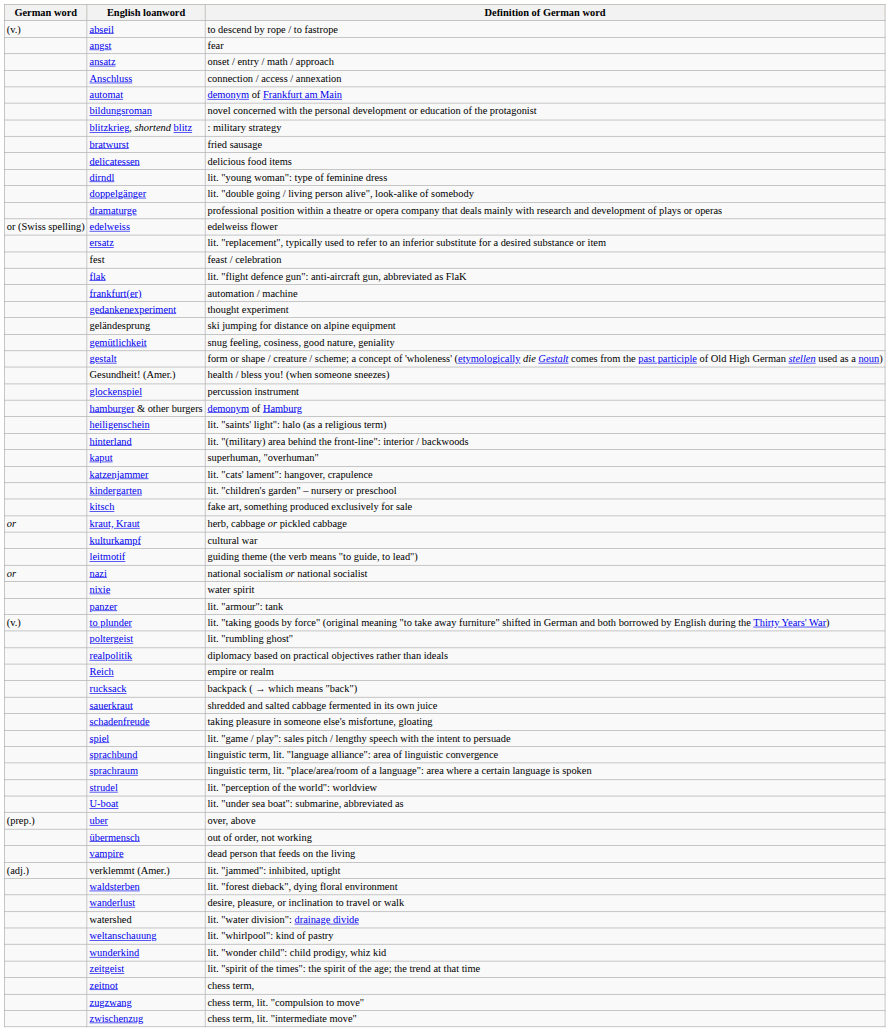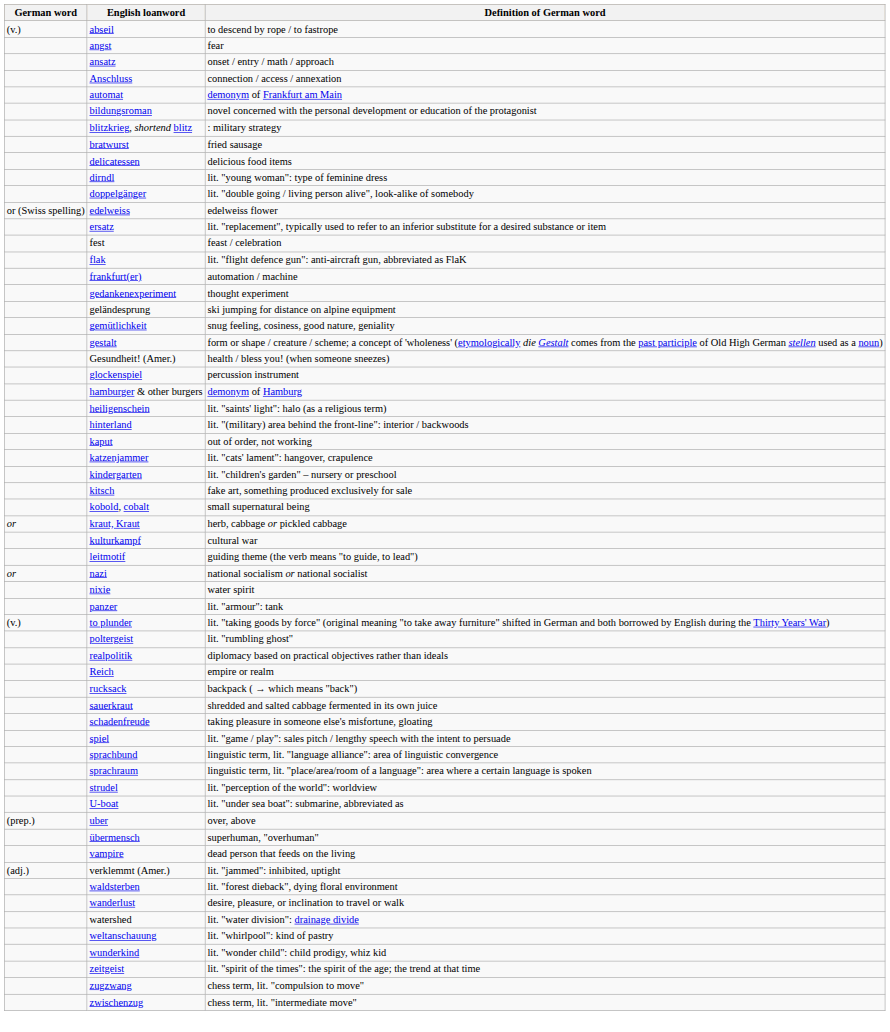- row: (113, 210)
(263, 458) superhuman, "overhuman" -> (260, 441) out of order, not working
+ row: (119, 507)
(260, 837) out of order, not working -> (263, 837) superhuman, "overhuman"
- row: (104, 985)
